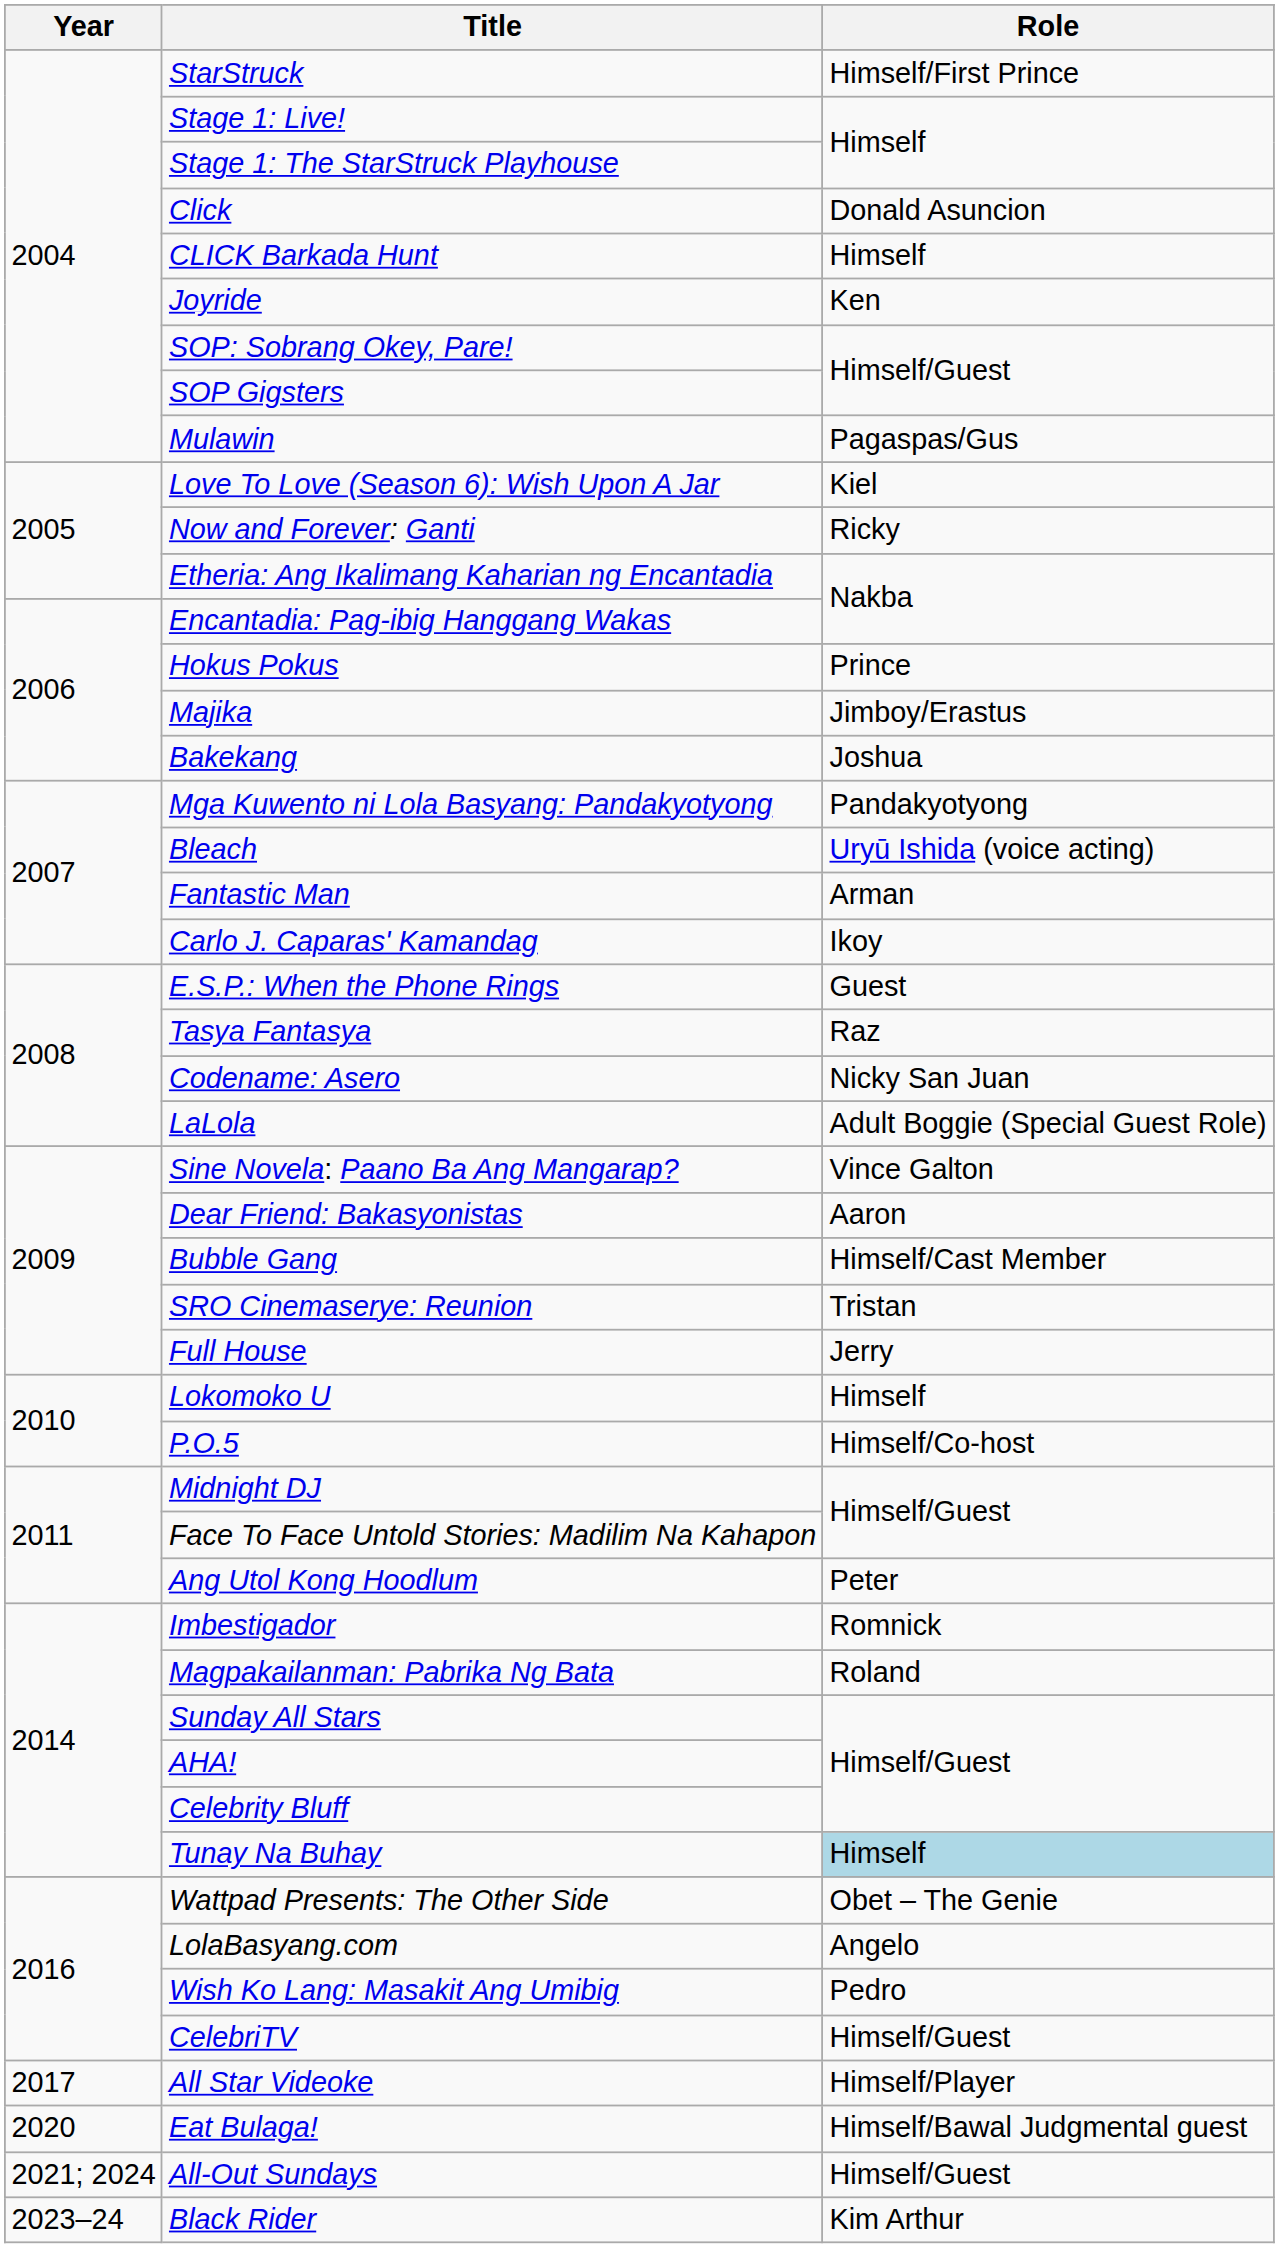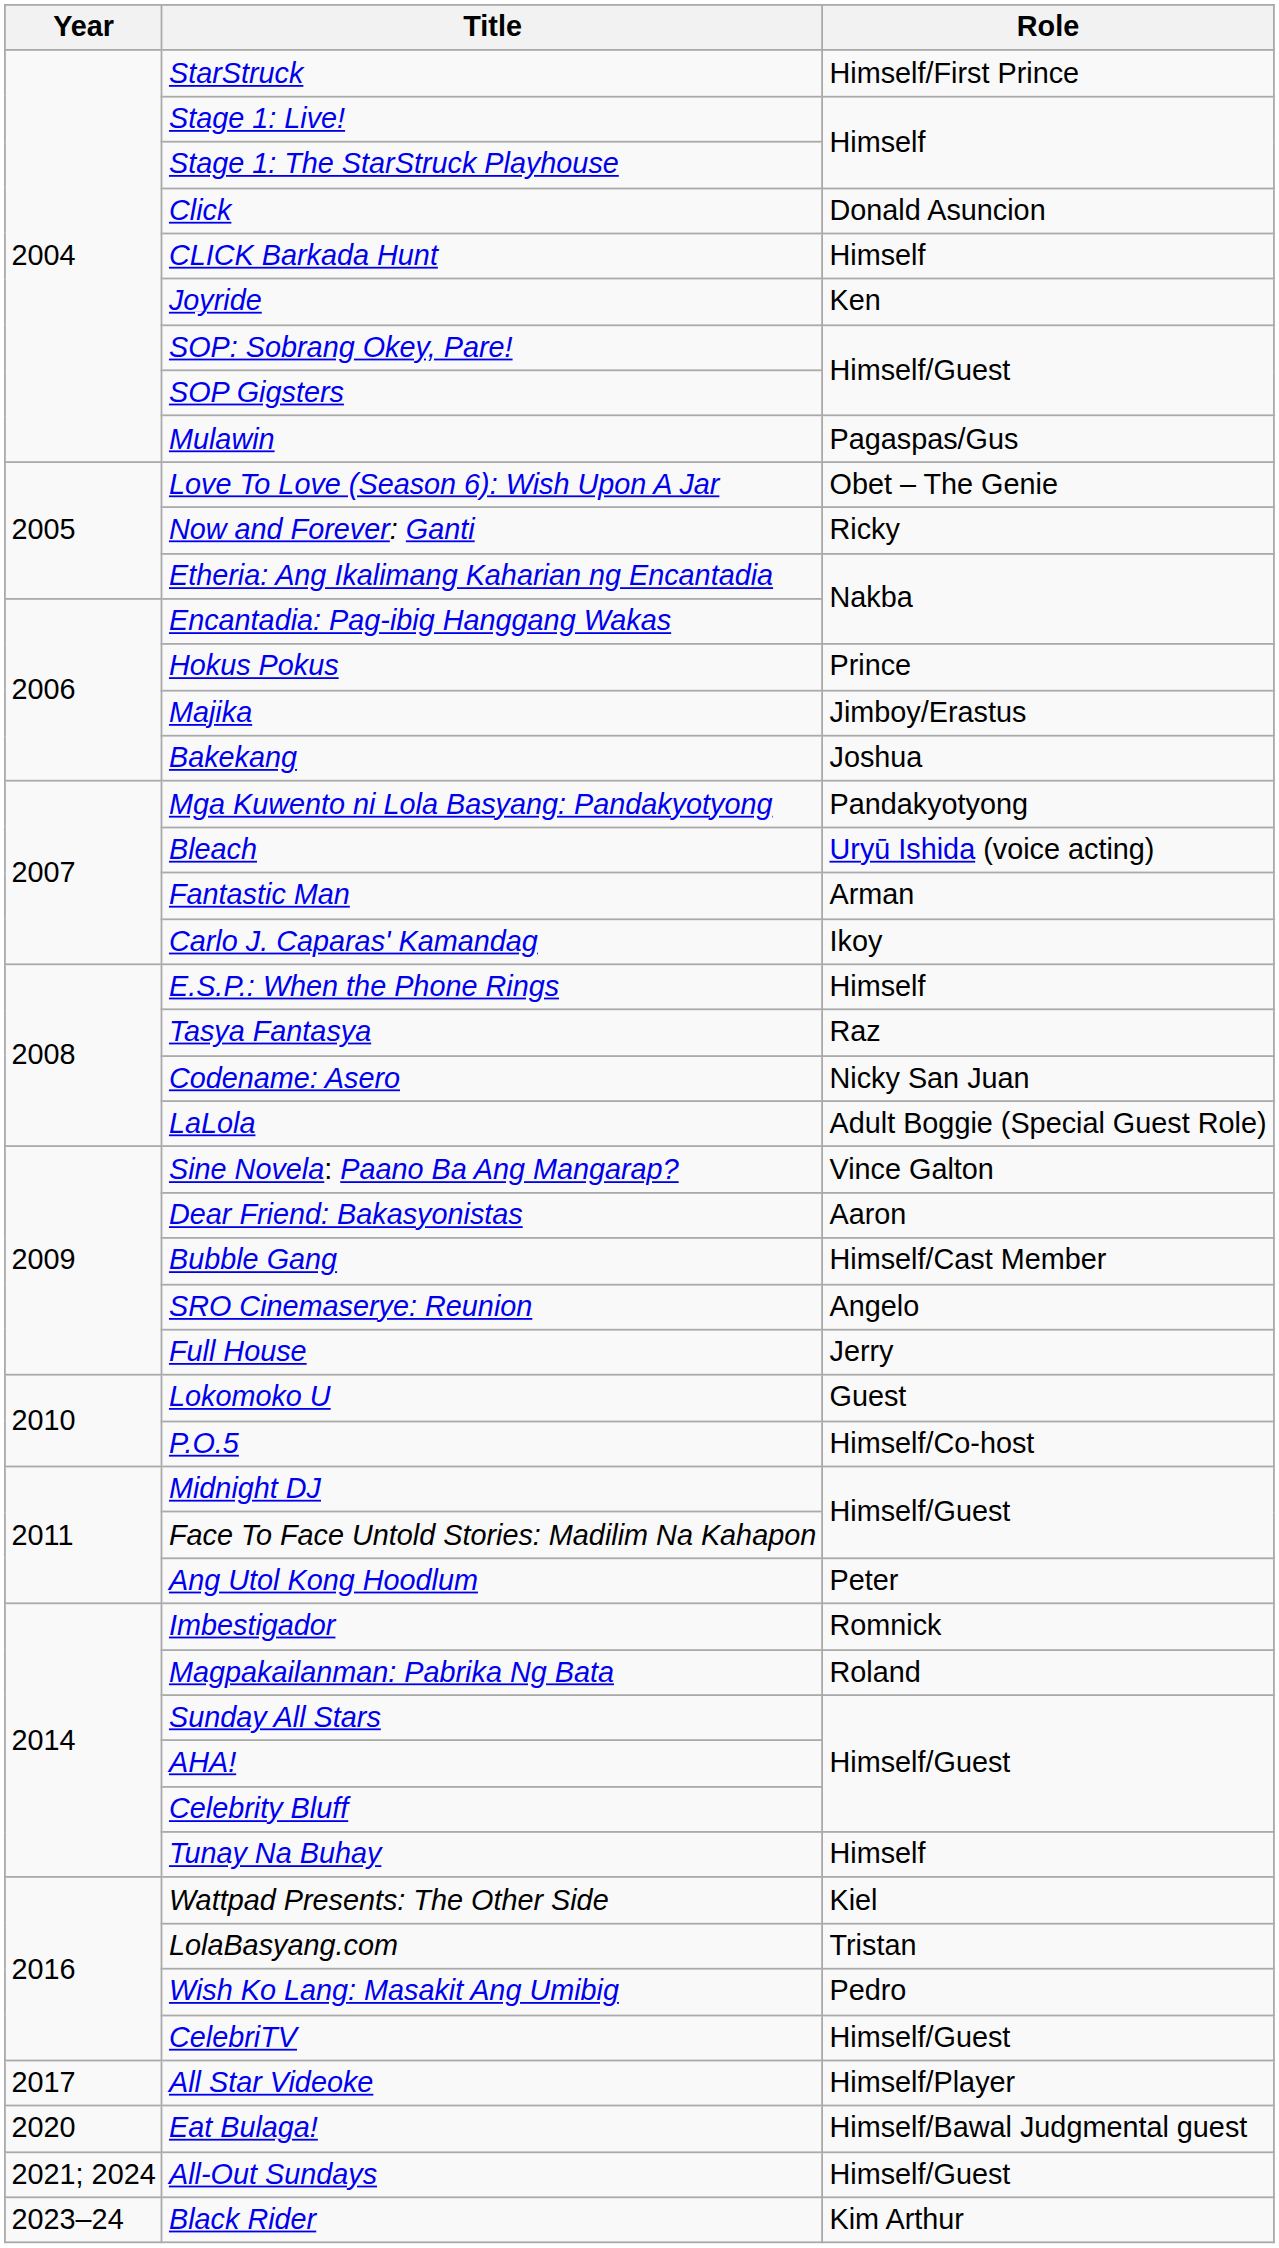(854, 484) Kiel -> (944, 484) Obet – The Genie
(868, 986) Guest -> (878, 986) Himself
(873, 1306) Tristan -> (874, 1306) Angelo
(878, 1397) Himself -> (868, 1397) Guest
(878, 1854) lightblue background -> (878, 1854) no background
(944, 1900) Obet – The Genie -> (854, 1900) Kiel
(874, 1945) Angelo -> (873, 1945) Tristan
